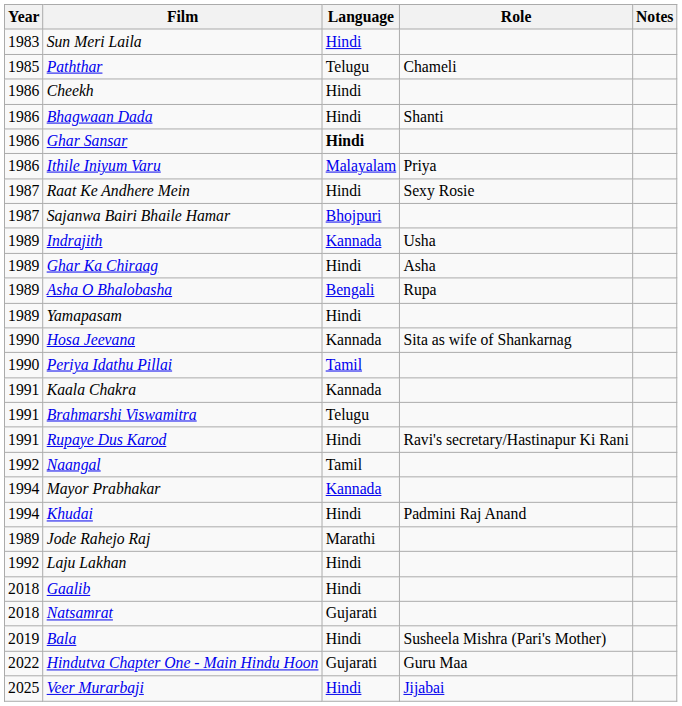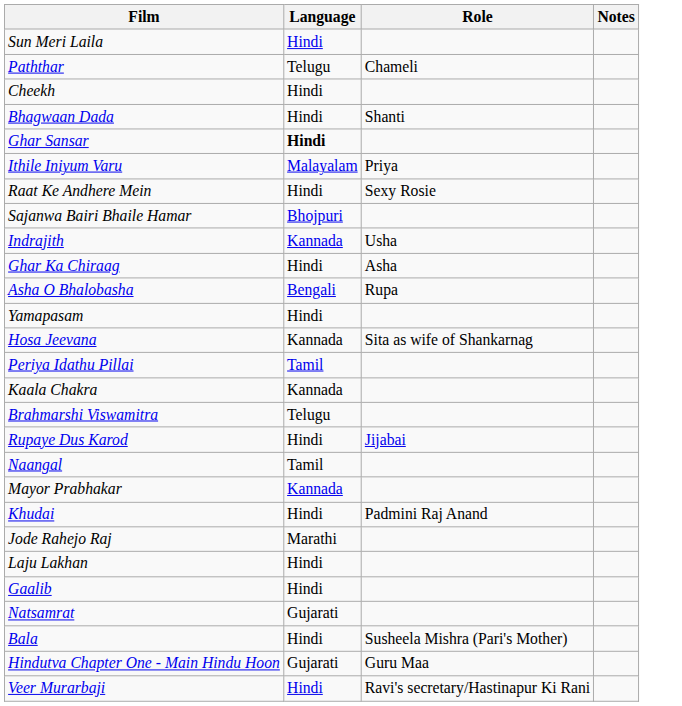- column: (24, 16)
(516, 439) Ravi's secretary/Hastinapur Ki Rani -> (385, 439) Jijabai
(424, 688) Jijabai -> (478, 688) Ravi's secretary/Hastinapur Ki Rani
